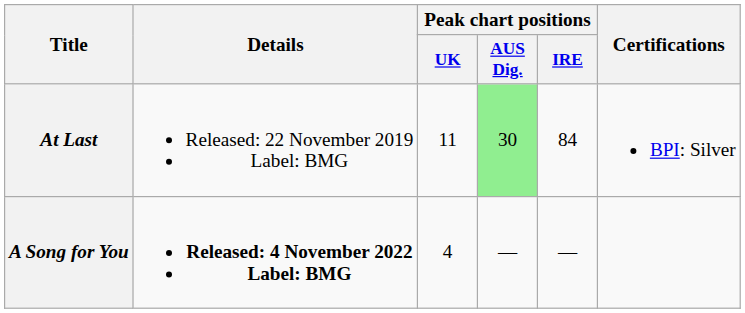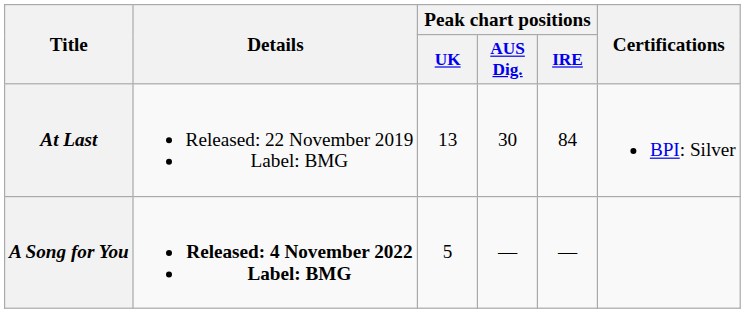(448, 139) 11 -> (448, 139) 13
(508, 139) lightgreen background -> (508, 139) no background
(448, 251) 4 -> (448, 251) 5
